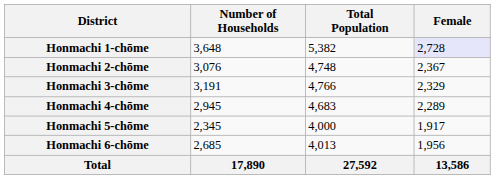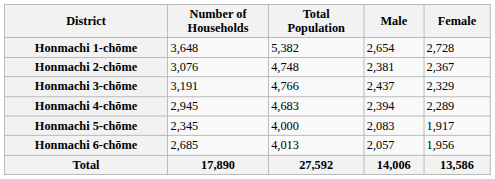+ column: (394, 21)
(431, 47) lavender background -> (440, 47) no background
